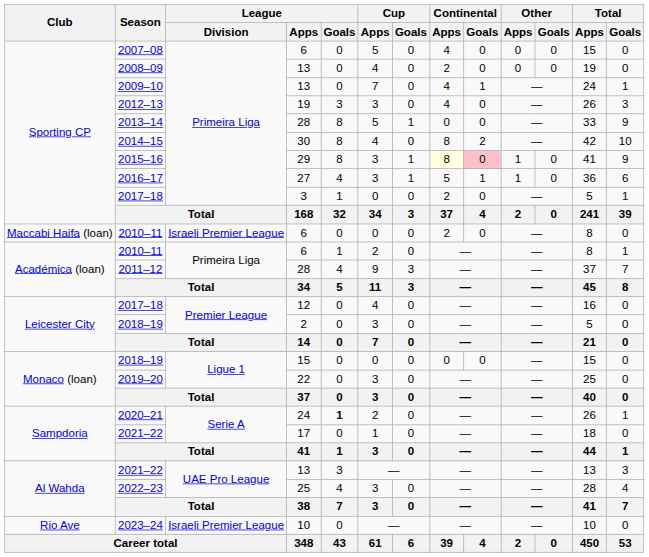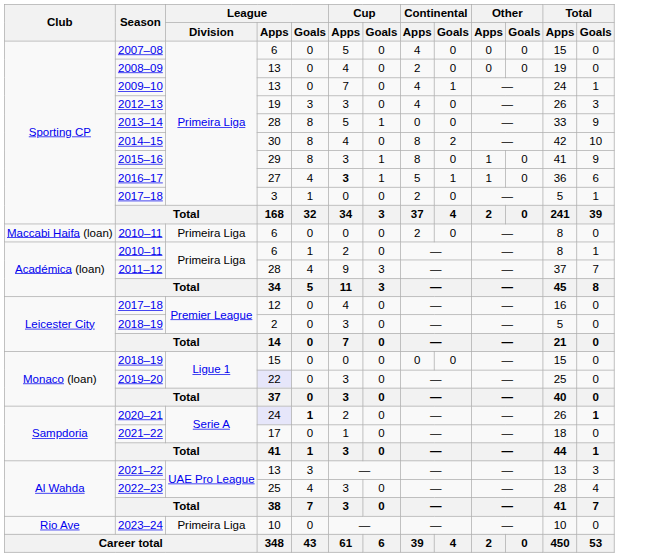(447, 159) lightyellow background -> (417, 159) no background
(482, 159) pink background -> (453, 159) no background
(375, 178) normal -> (346, 178) bold
(226, 232) Israeli Premier League -> (211, 232) Primeira Liga
(304, 379) no background -> (274, 379) lavender background
(304, 415) no background -> (274, 415) lavender background
(625, 415) normal -> (596, 415) bold
(226, 525) Israeli Premier League -> (211, 525) Primeira Liga
